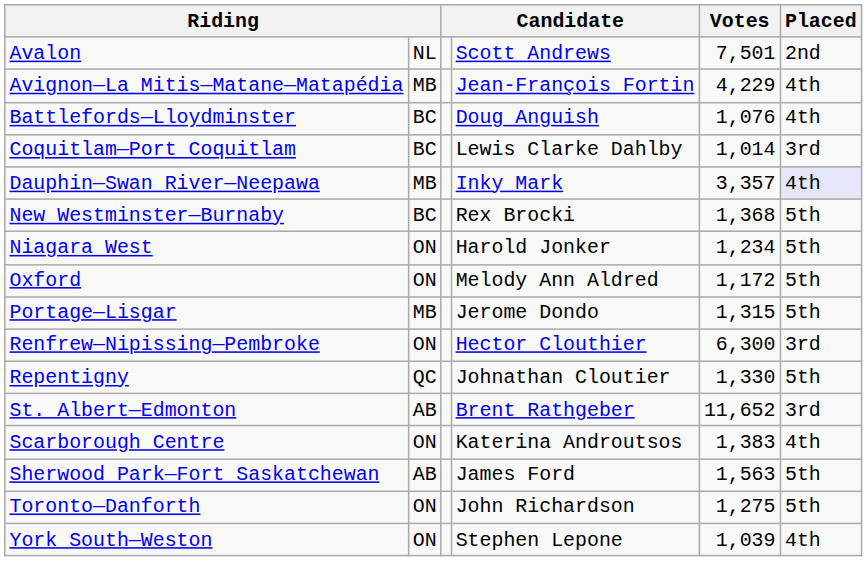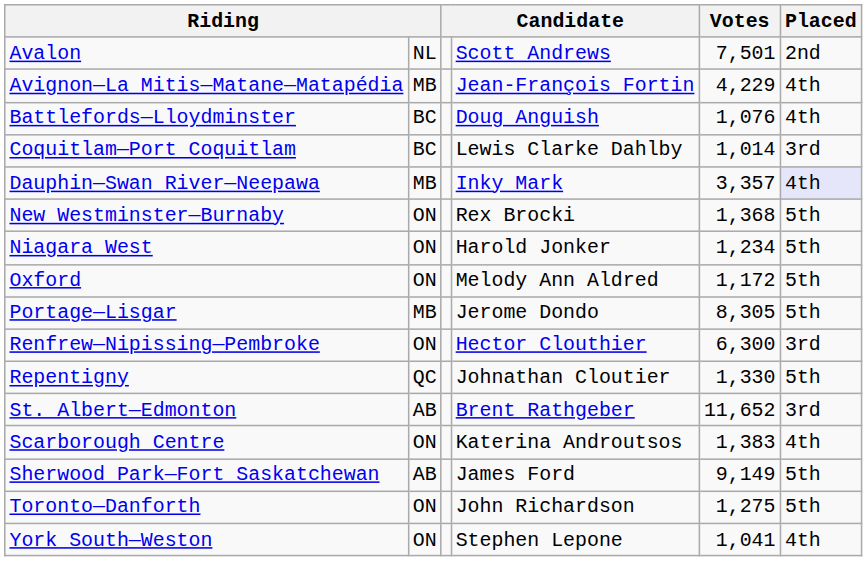(425, 215) BC -> (425, 215) ON
(746, 313) 1,315 -> (746, 313) 8,305
(746, 475) 1,563 -> (746, 475) 9,149
(746, 540) 1,039 -> (746, 540) 1,041
